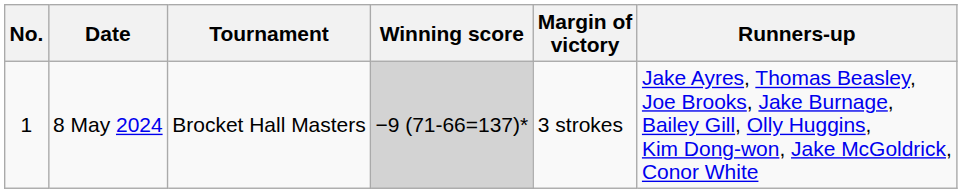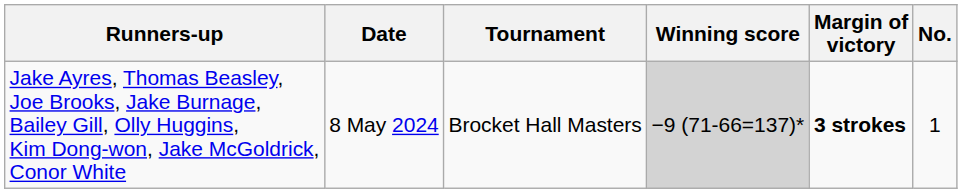columns swapped: (26, 33) <-> (797, 33)
(580, 125) normal -> (860, 125) bold
